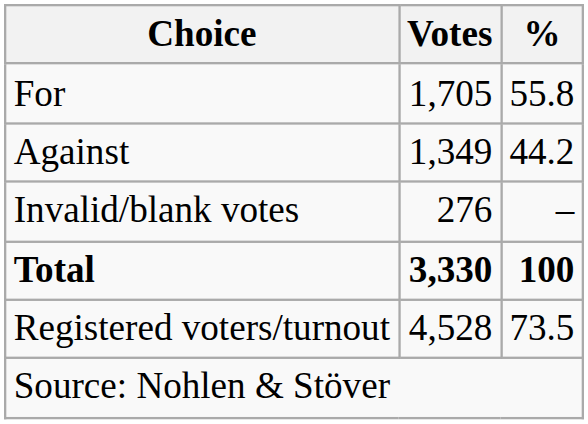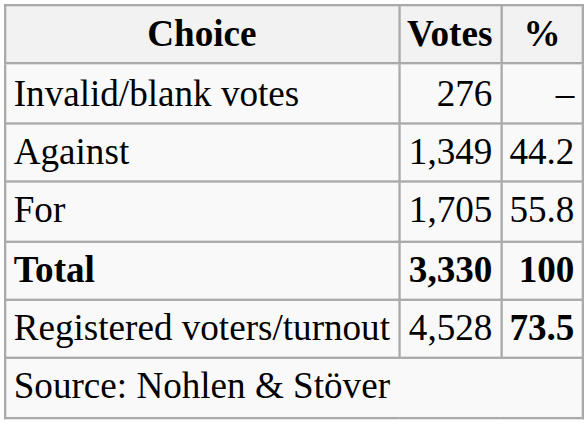rows swapped: (40, 92) <-> (157, 210)
(542, 328) normal -> (542, 328) bold
